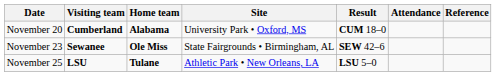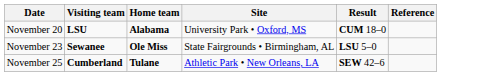- column: (416, 13)
(95, 29) Cumberland -> (77, 29) LSU
(362, 46) SEW 42–6 -> (358, 46) LSU 5–0
(77, 63) LSU -> (95, 63) Cumberland
(358, 63) LSU 5–0 -> (362, 63) SEW 42–6
